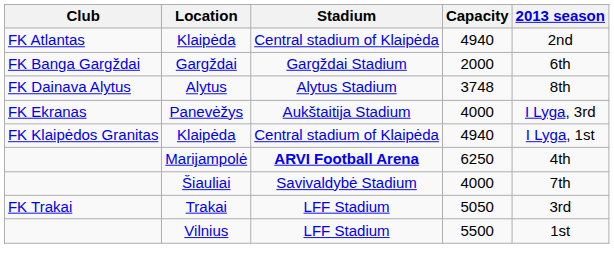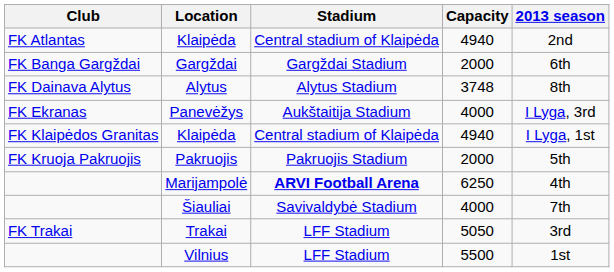+ row: (74, 159)
